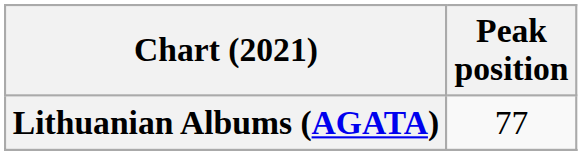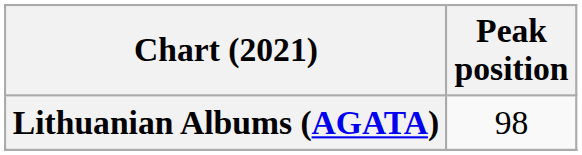(512, 122) 77 -> (512, 122) 98
